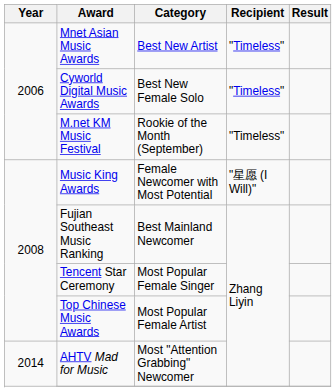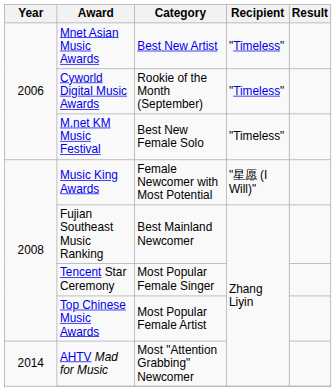(170, 91) Best New Female Solo -> (172, 91) Rookie of the Month (September)
(172, 136) Rookie of the Month (September) -> (170, 136) Best New Female Solo
